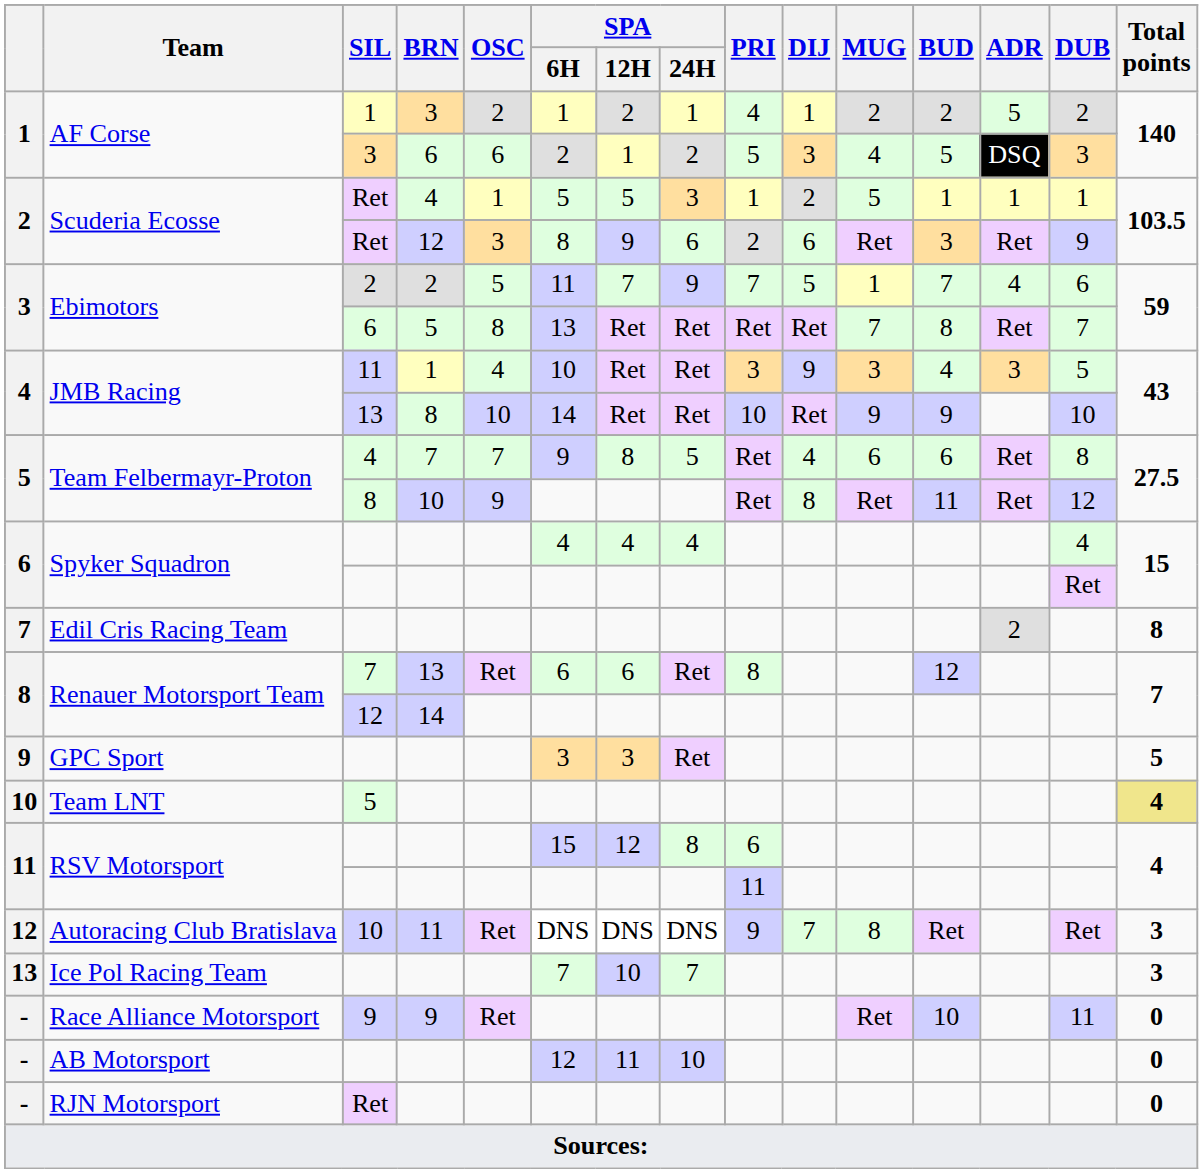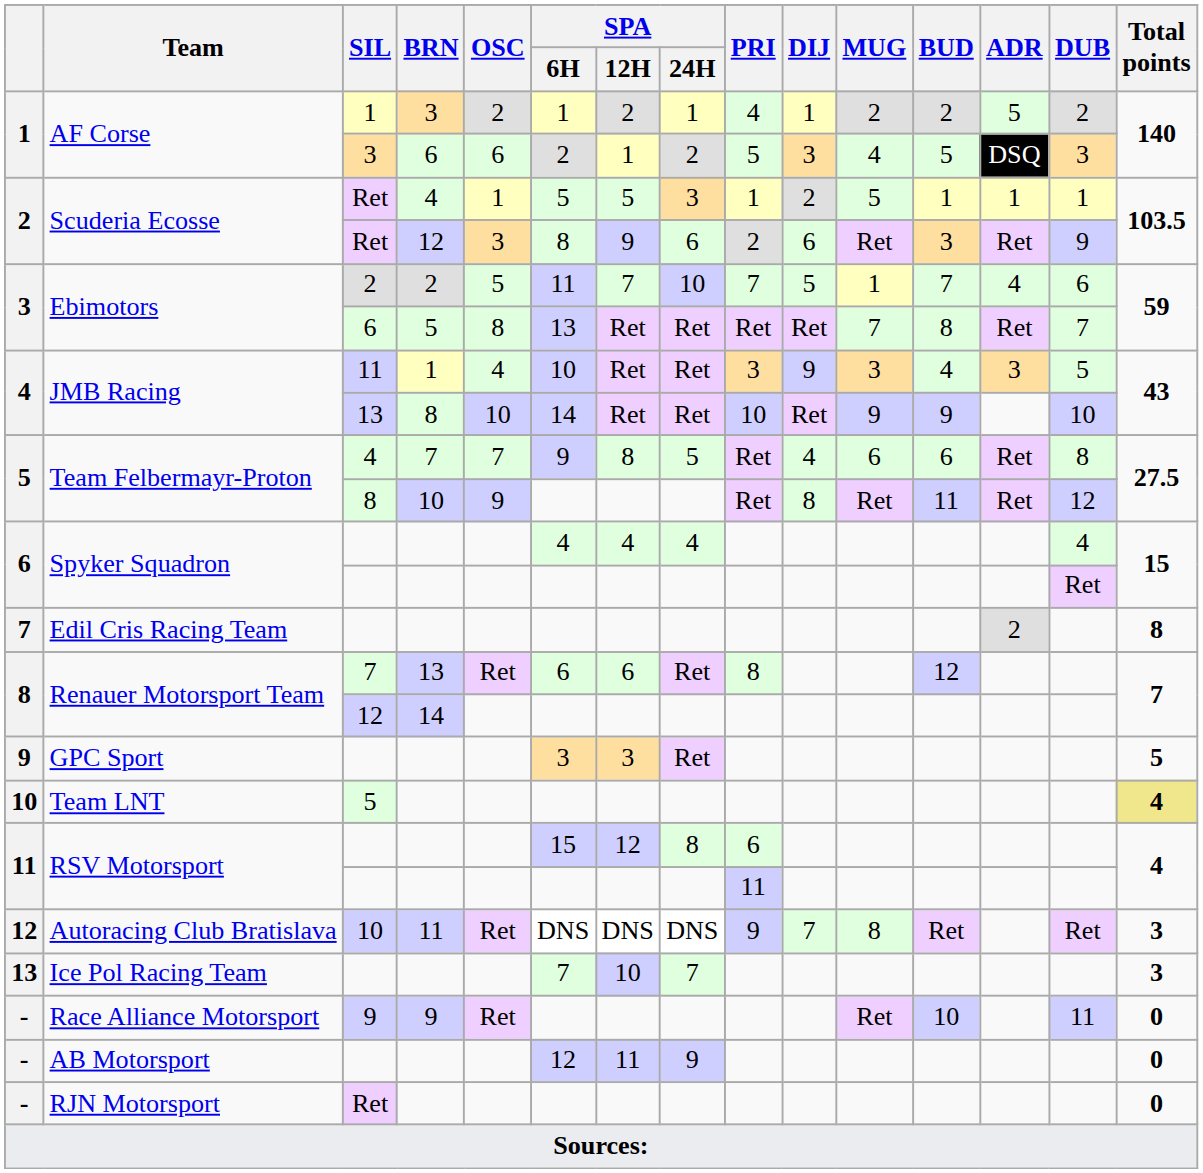(692, 284) 9 -> (692, 284) 10
(692, 1059) 10 -> (692, 1059) 9
